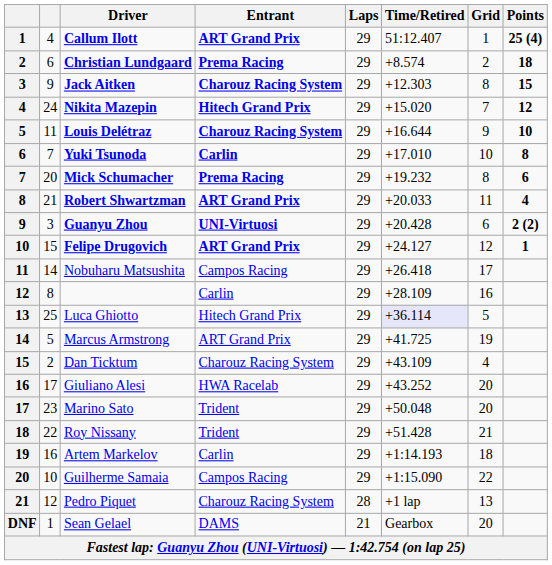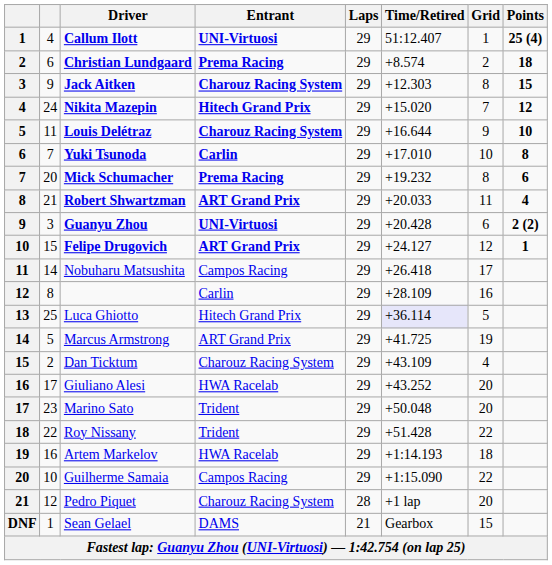(249, 38) ART Grand Prix -> (238, 38) UNI-Virtuosi
(486, 431) 21 -> (486, 431) 22
(216, 454) Carlin -> (238, 454) HWA Racelab
(486, 500) 13 -> (486, 500) 20
(486, 524) 20 -> (486, 524) 15
